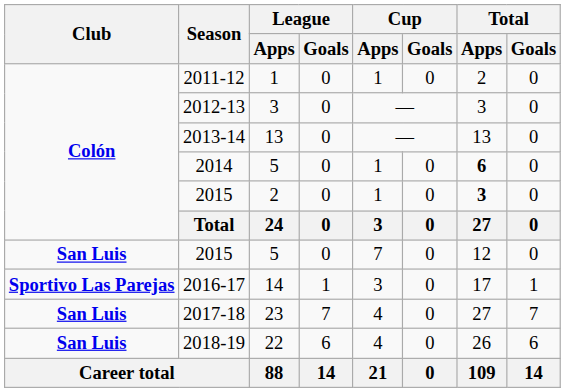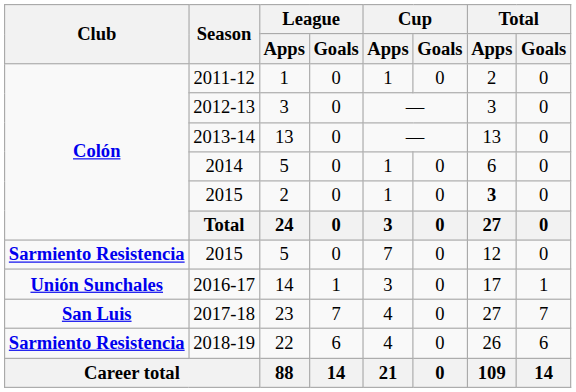(482, 166) bold -> (492, 166) normal
(92, 254) San Luis -> (97, 254) Sarmiento Resistencia
(92, 284) Sportivo Las Parejas -> (97, 284) Unión Sunchales
(92, 343) San Luis -> (97, 343) Sarmiento Resistencia
